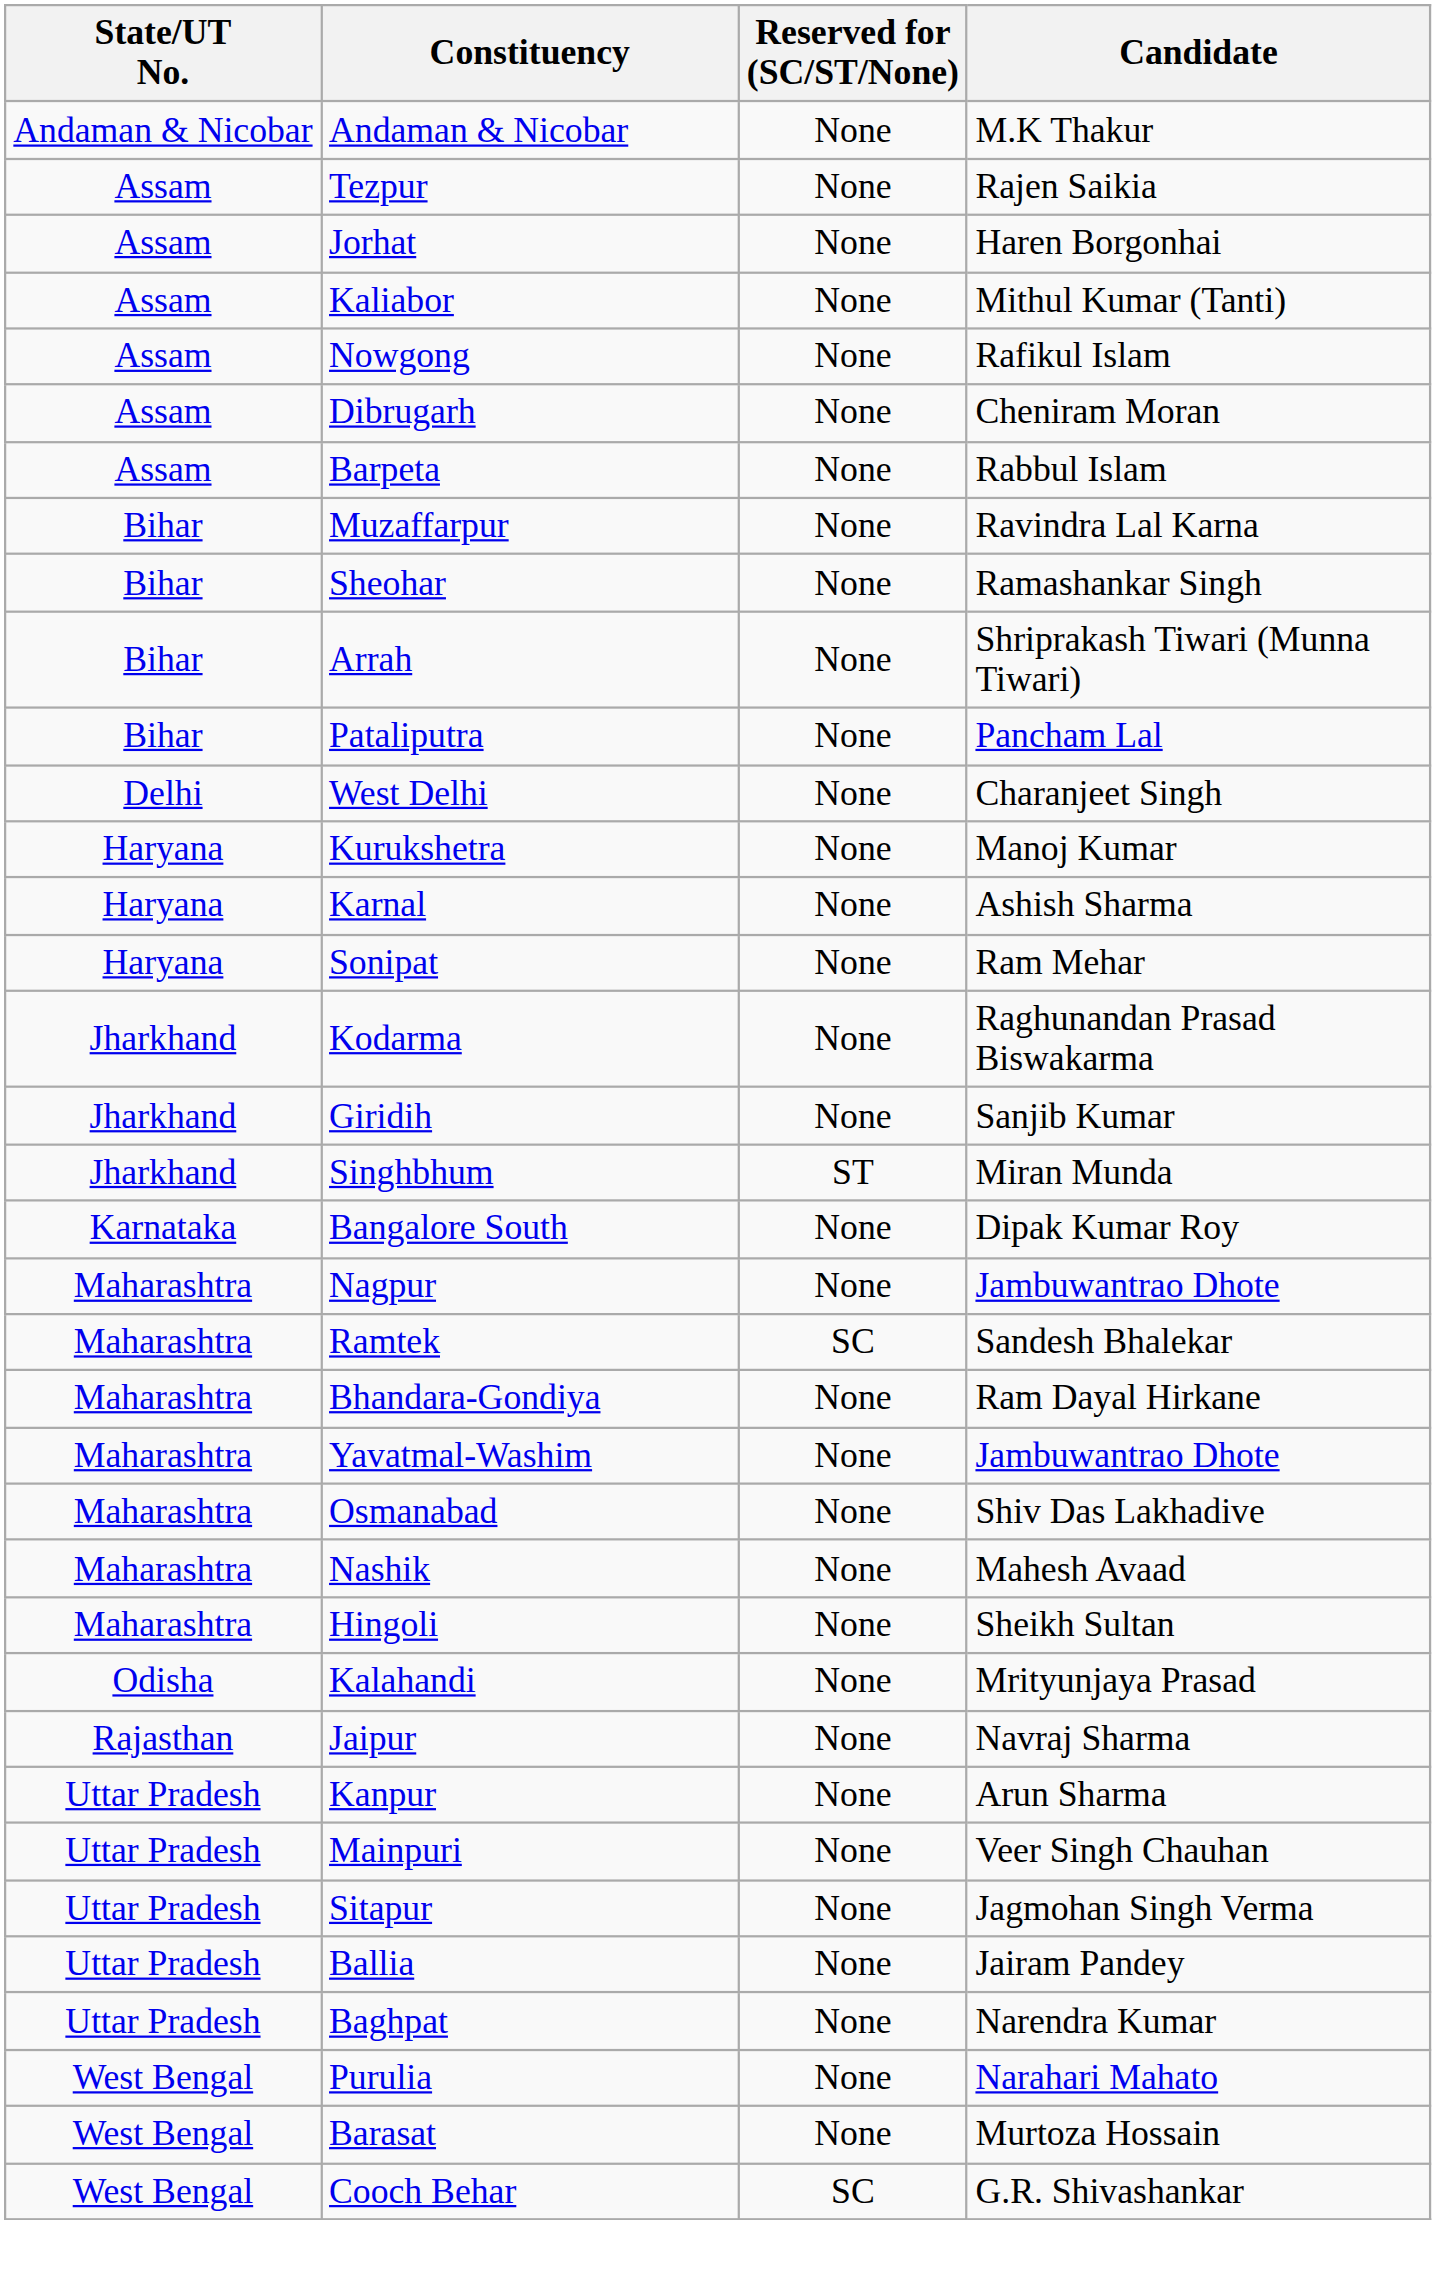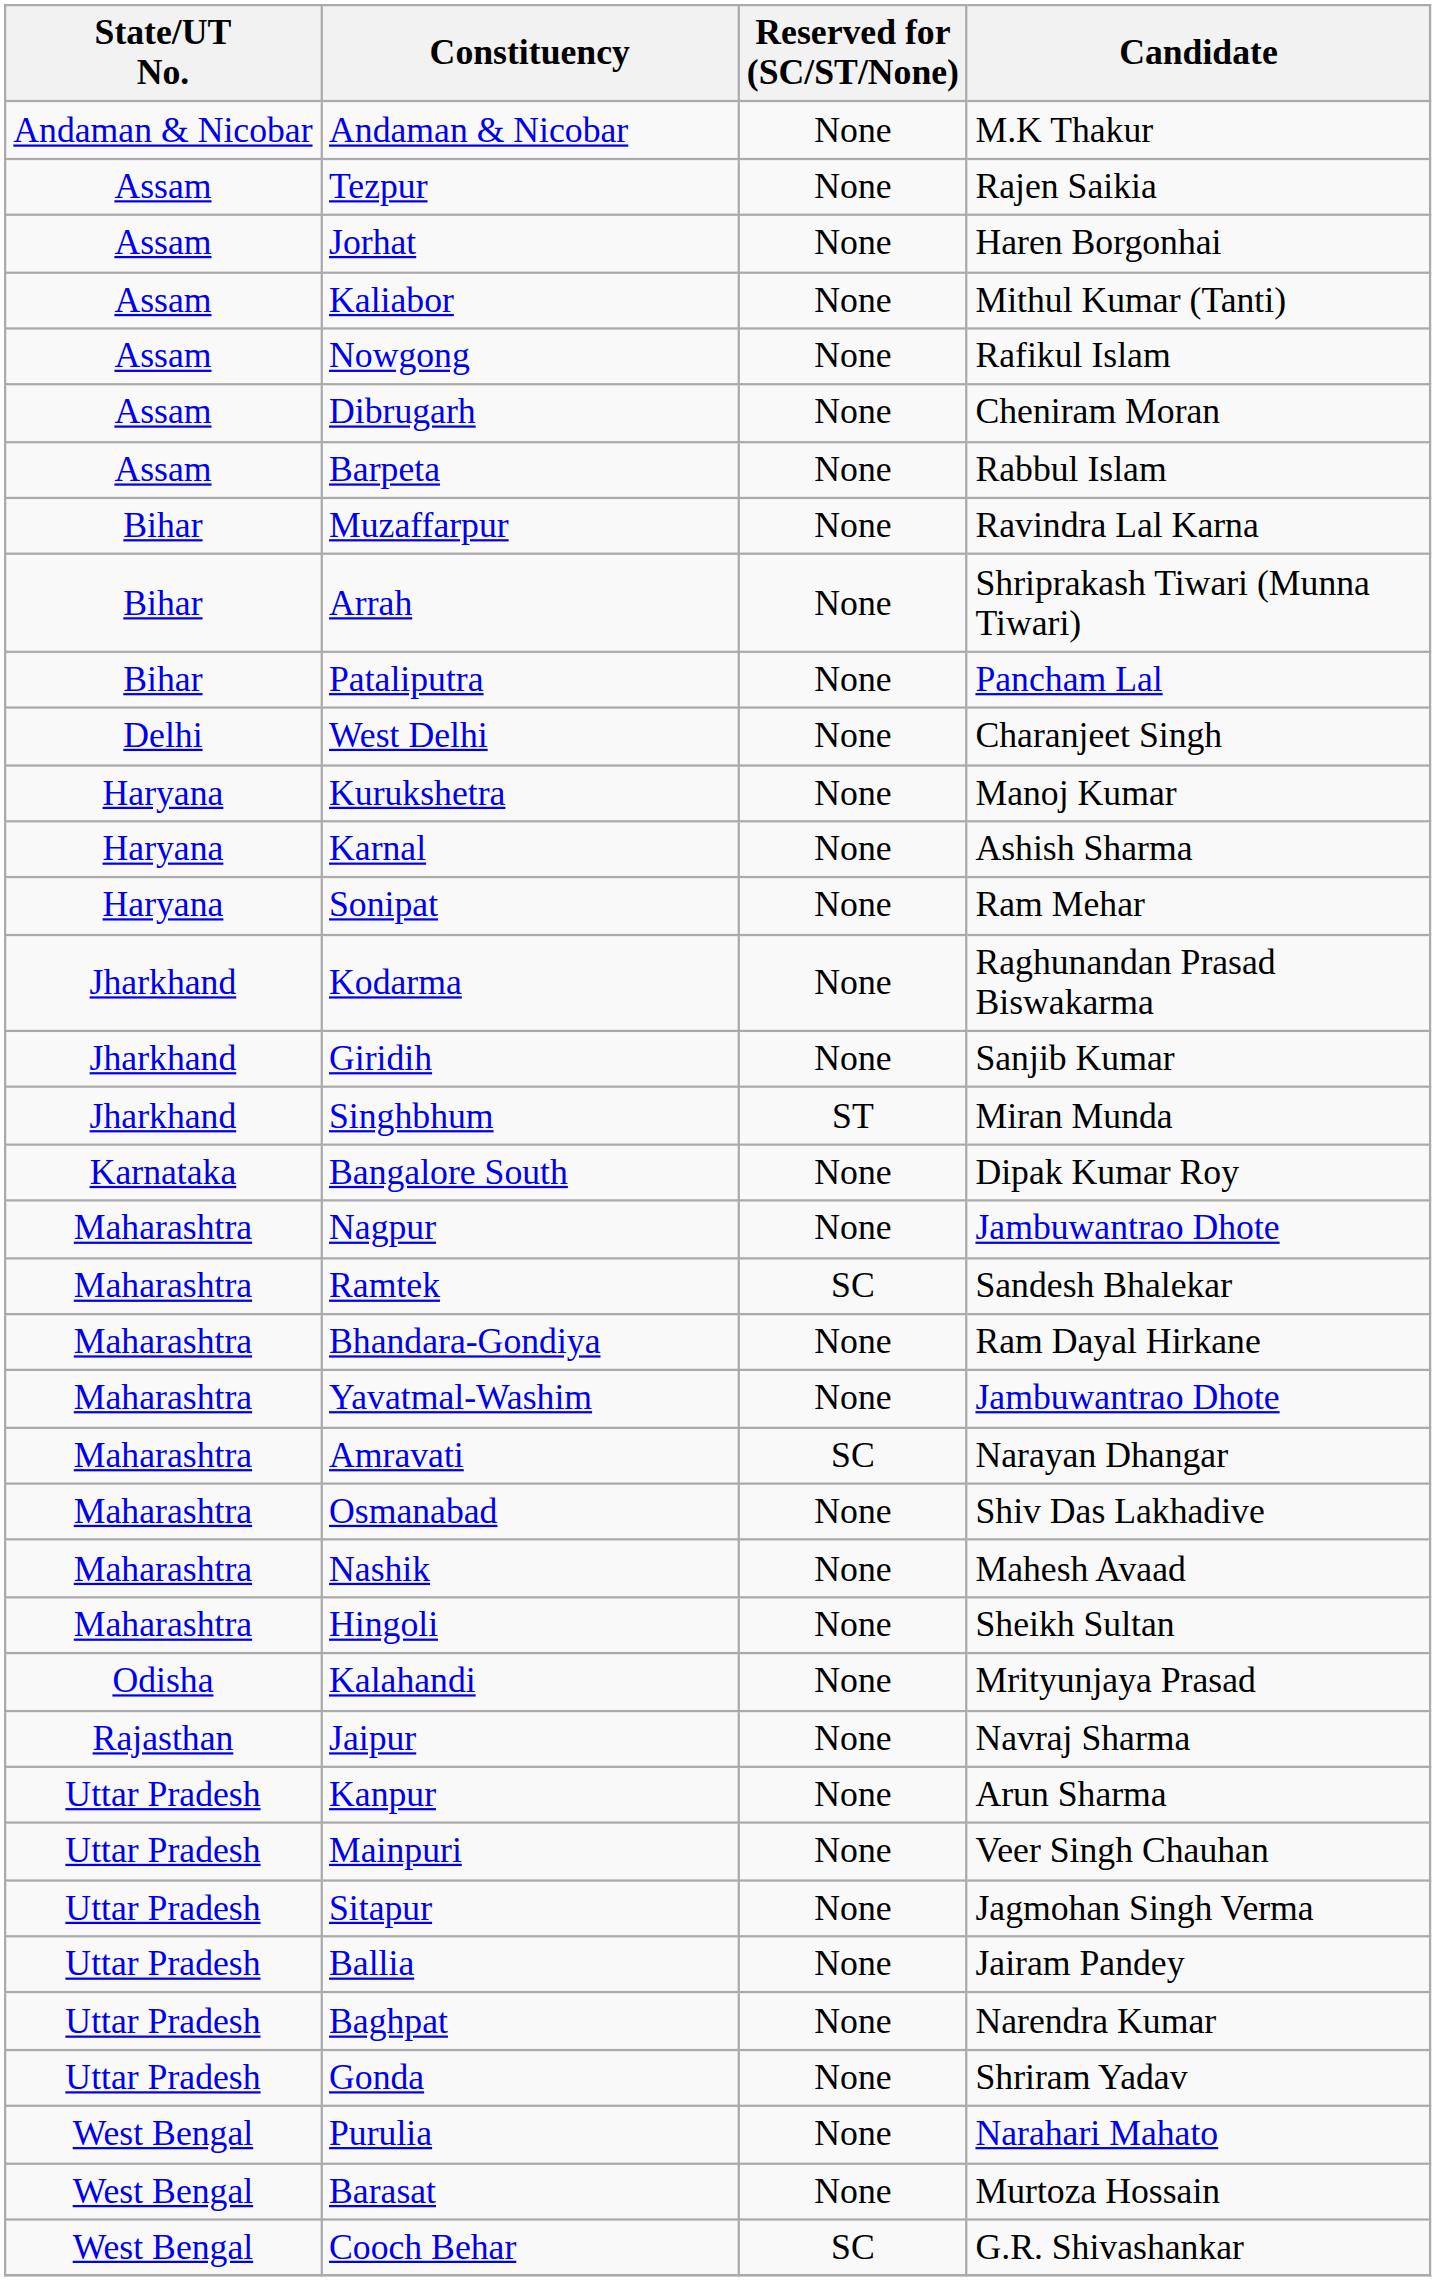- row: (387, 582)
+ row: (396, 1454)
+ row: (377, 2077)
